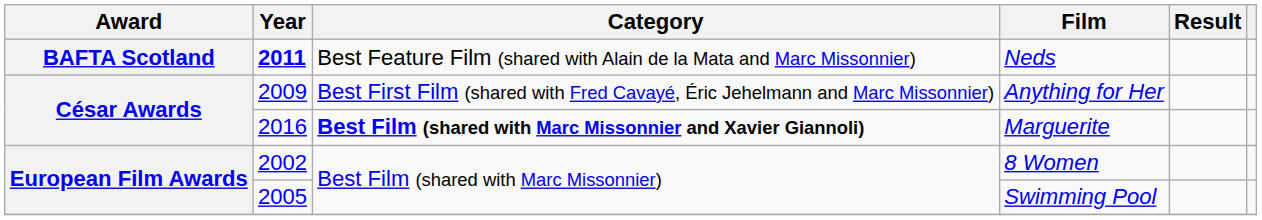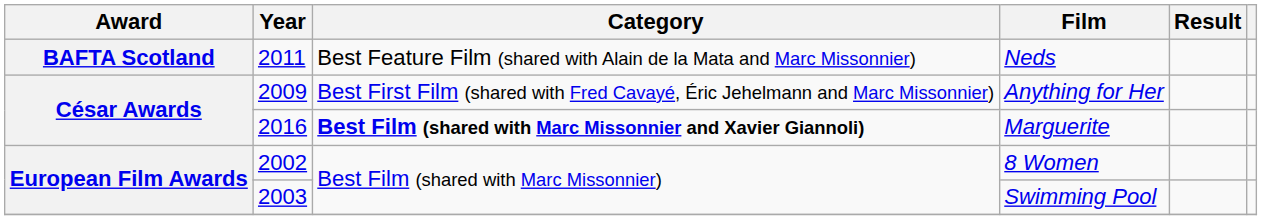(282, 57) bold -> (282, 57) normal
(283, 197) 2005 -> (283, 197) 2003
